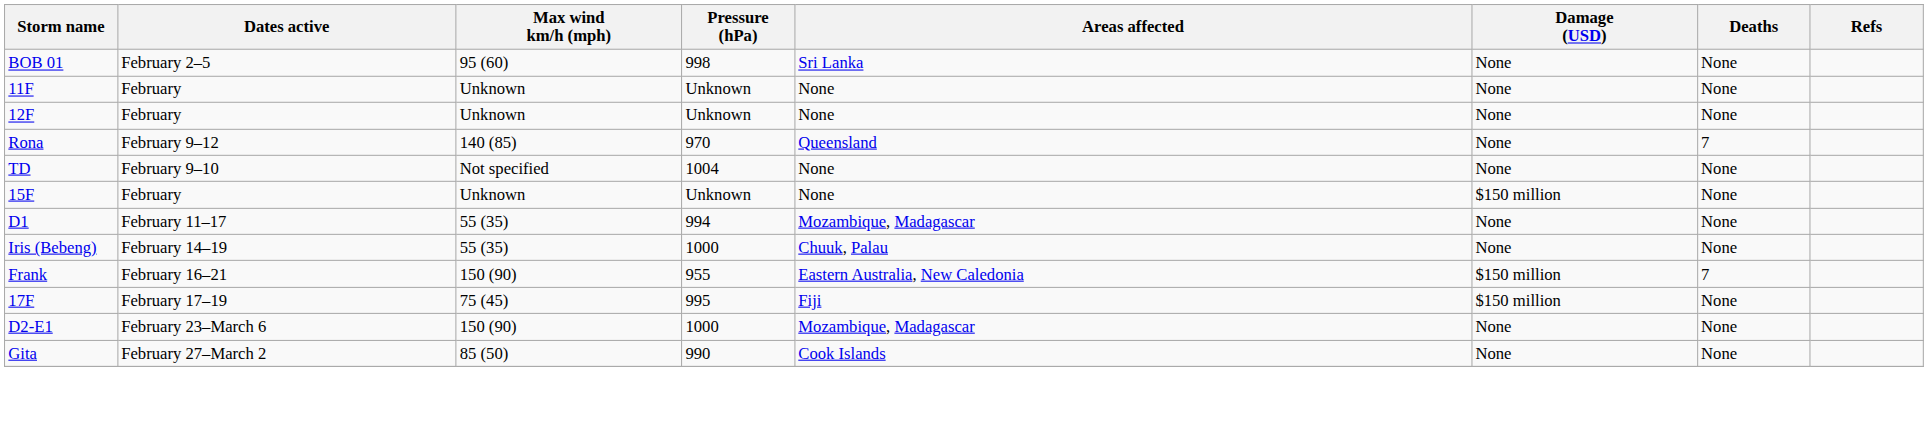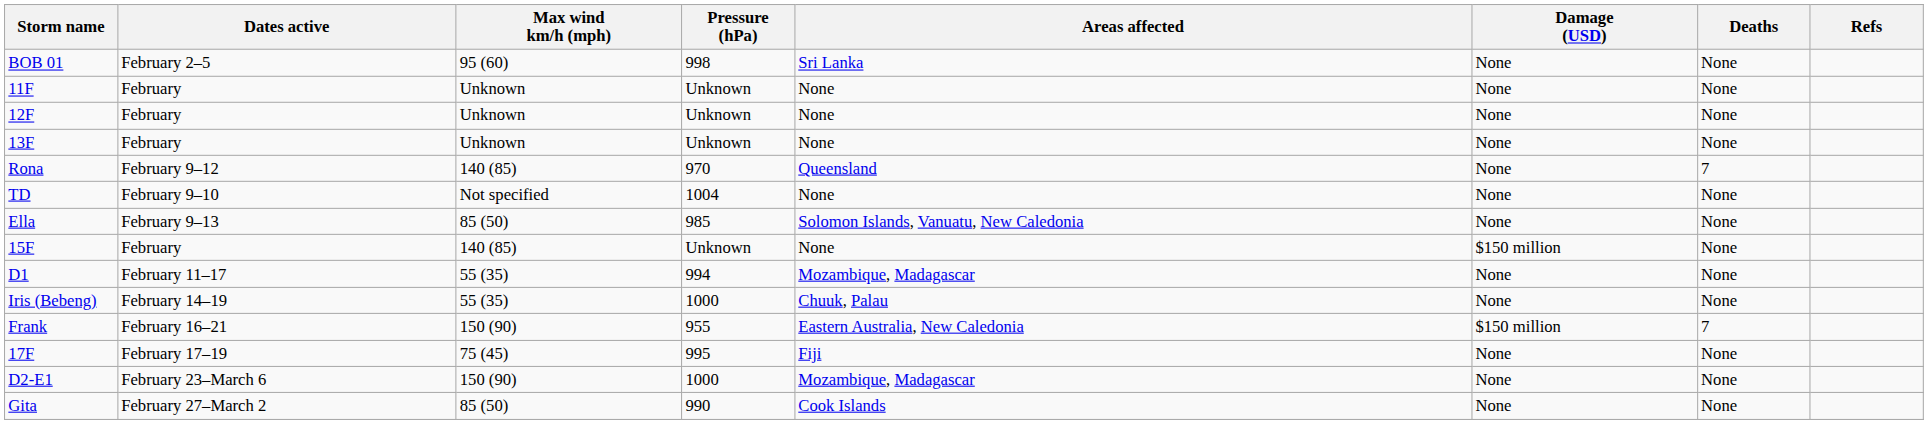+ row: (21, 141)
+ row: (22, 221)
(493, 194) Unknown -> (488, 247) 140 (85)
(1518, 300) $150 million -> (1493, 353) None
